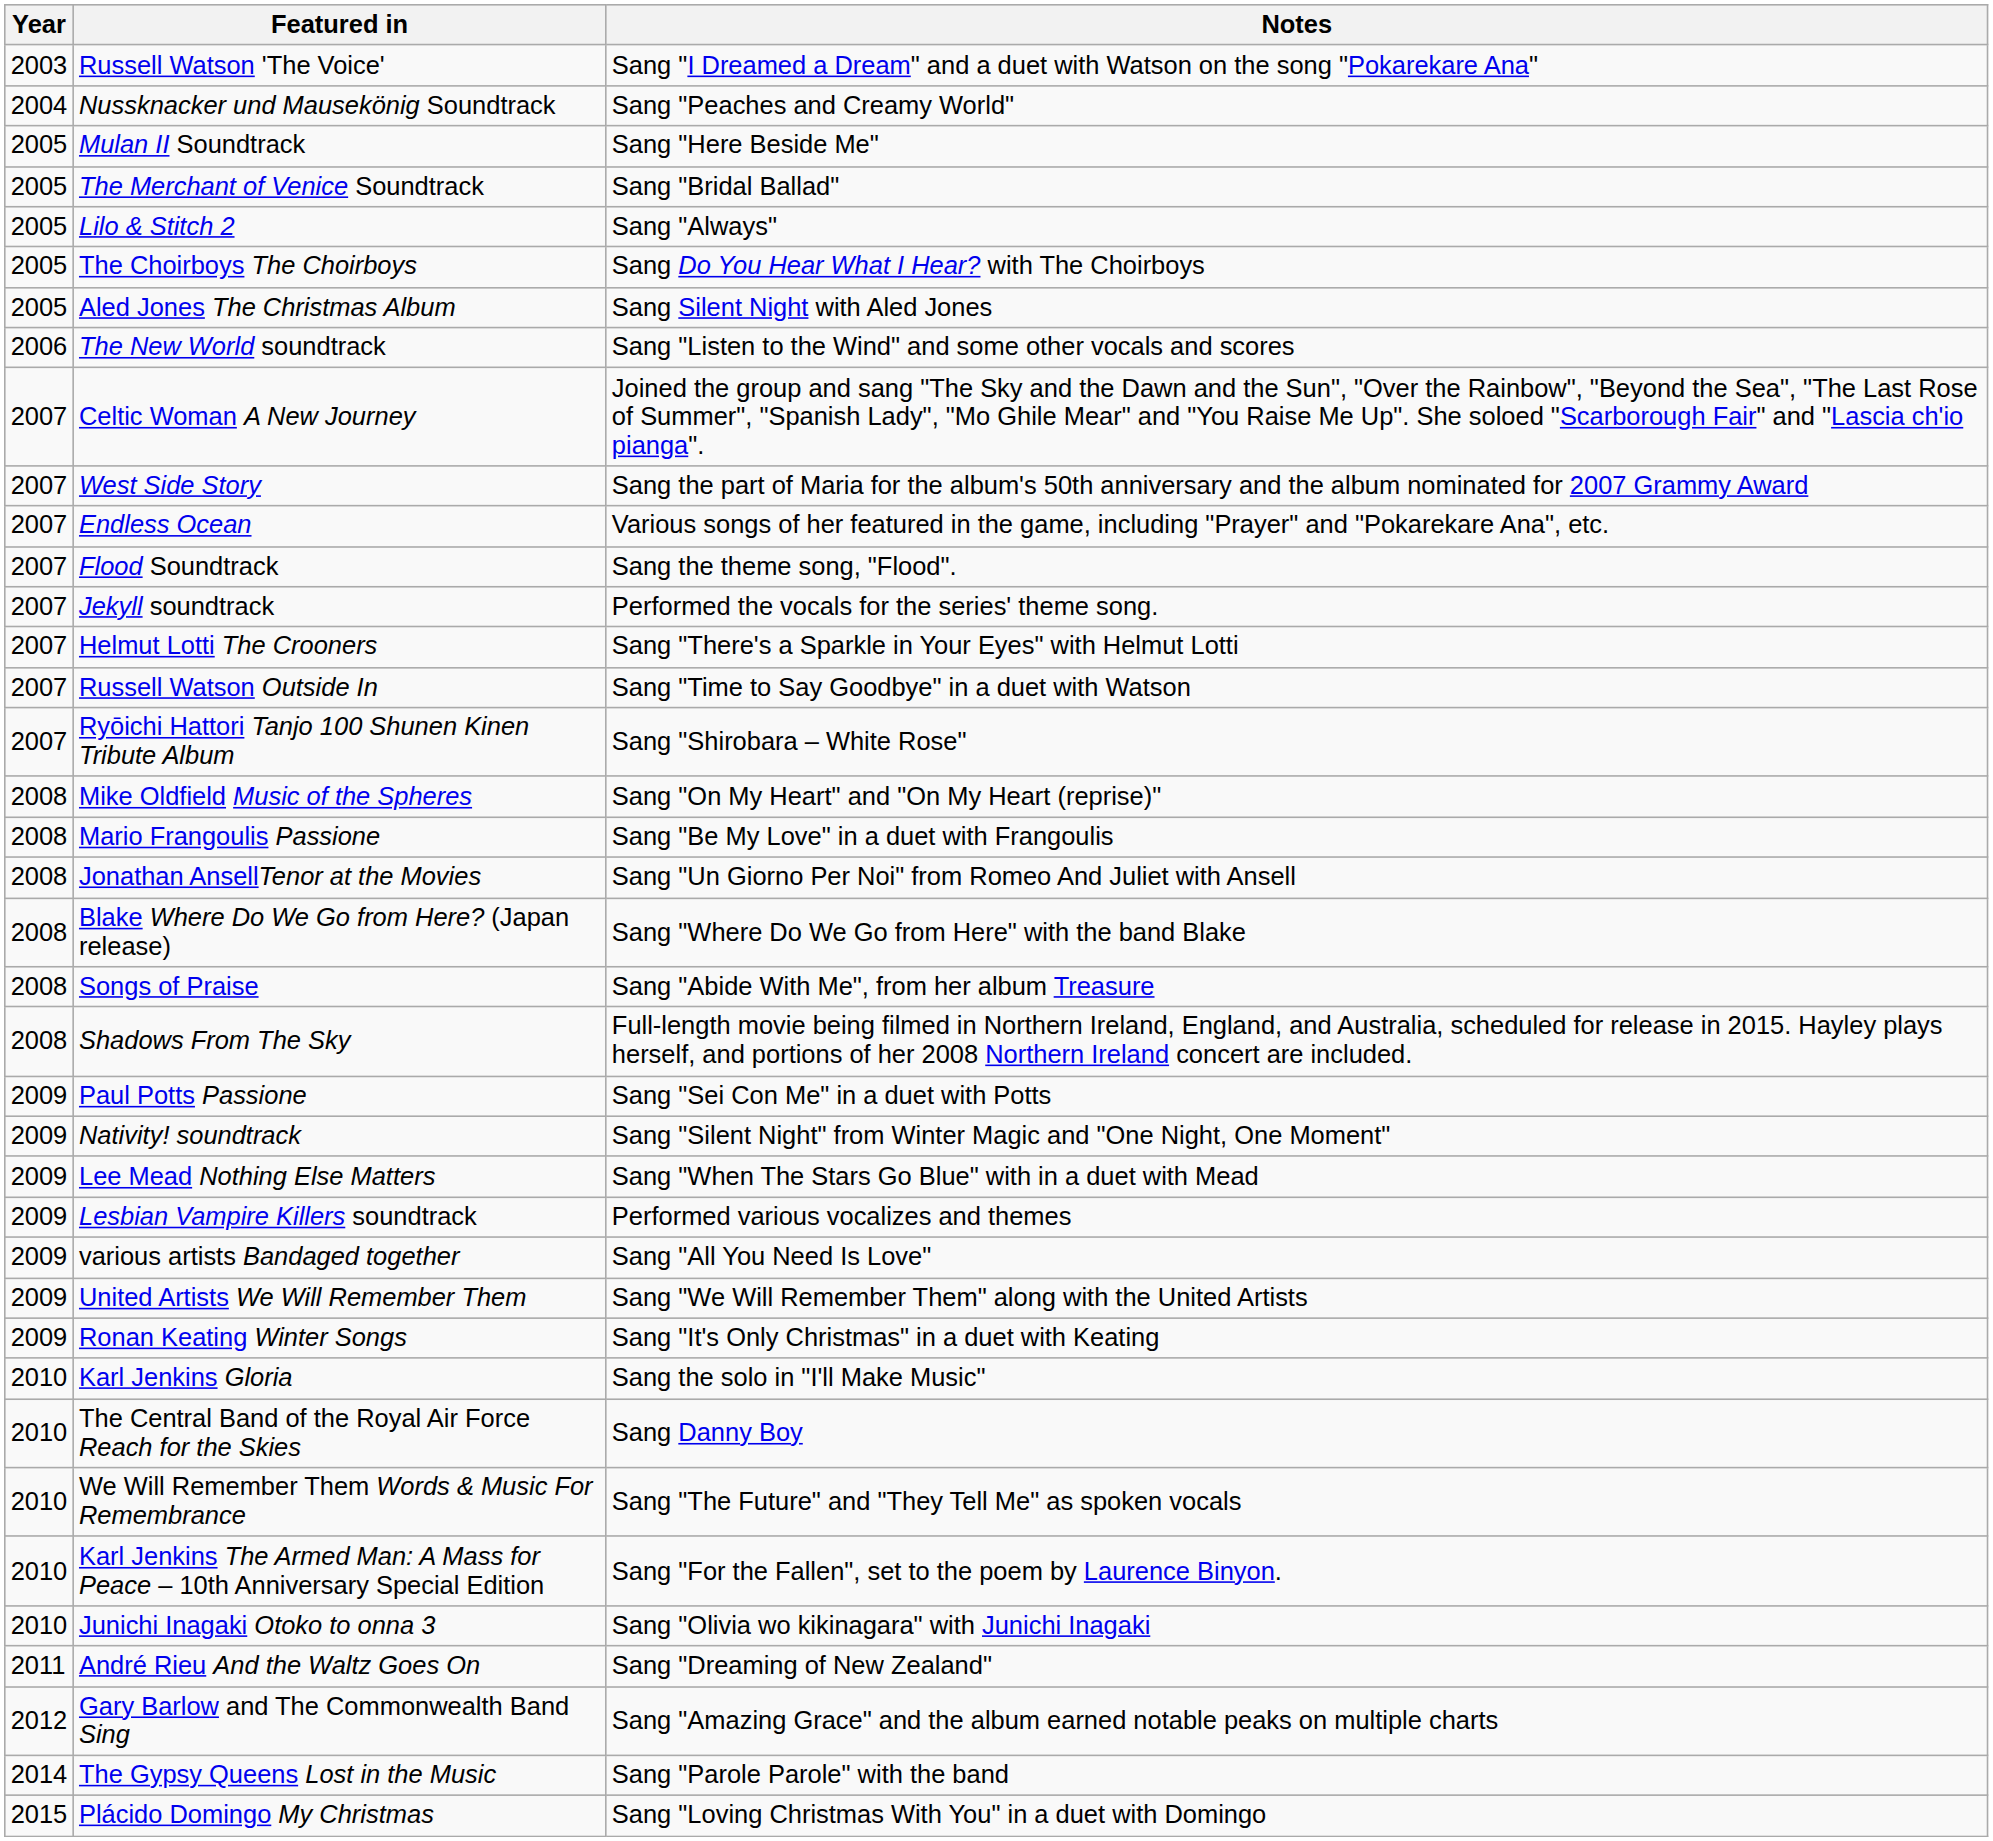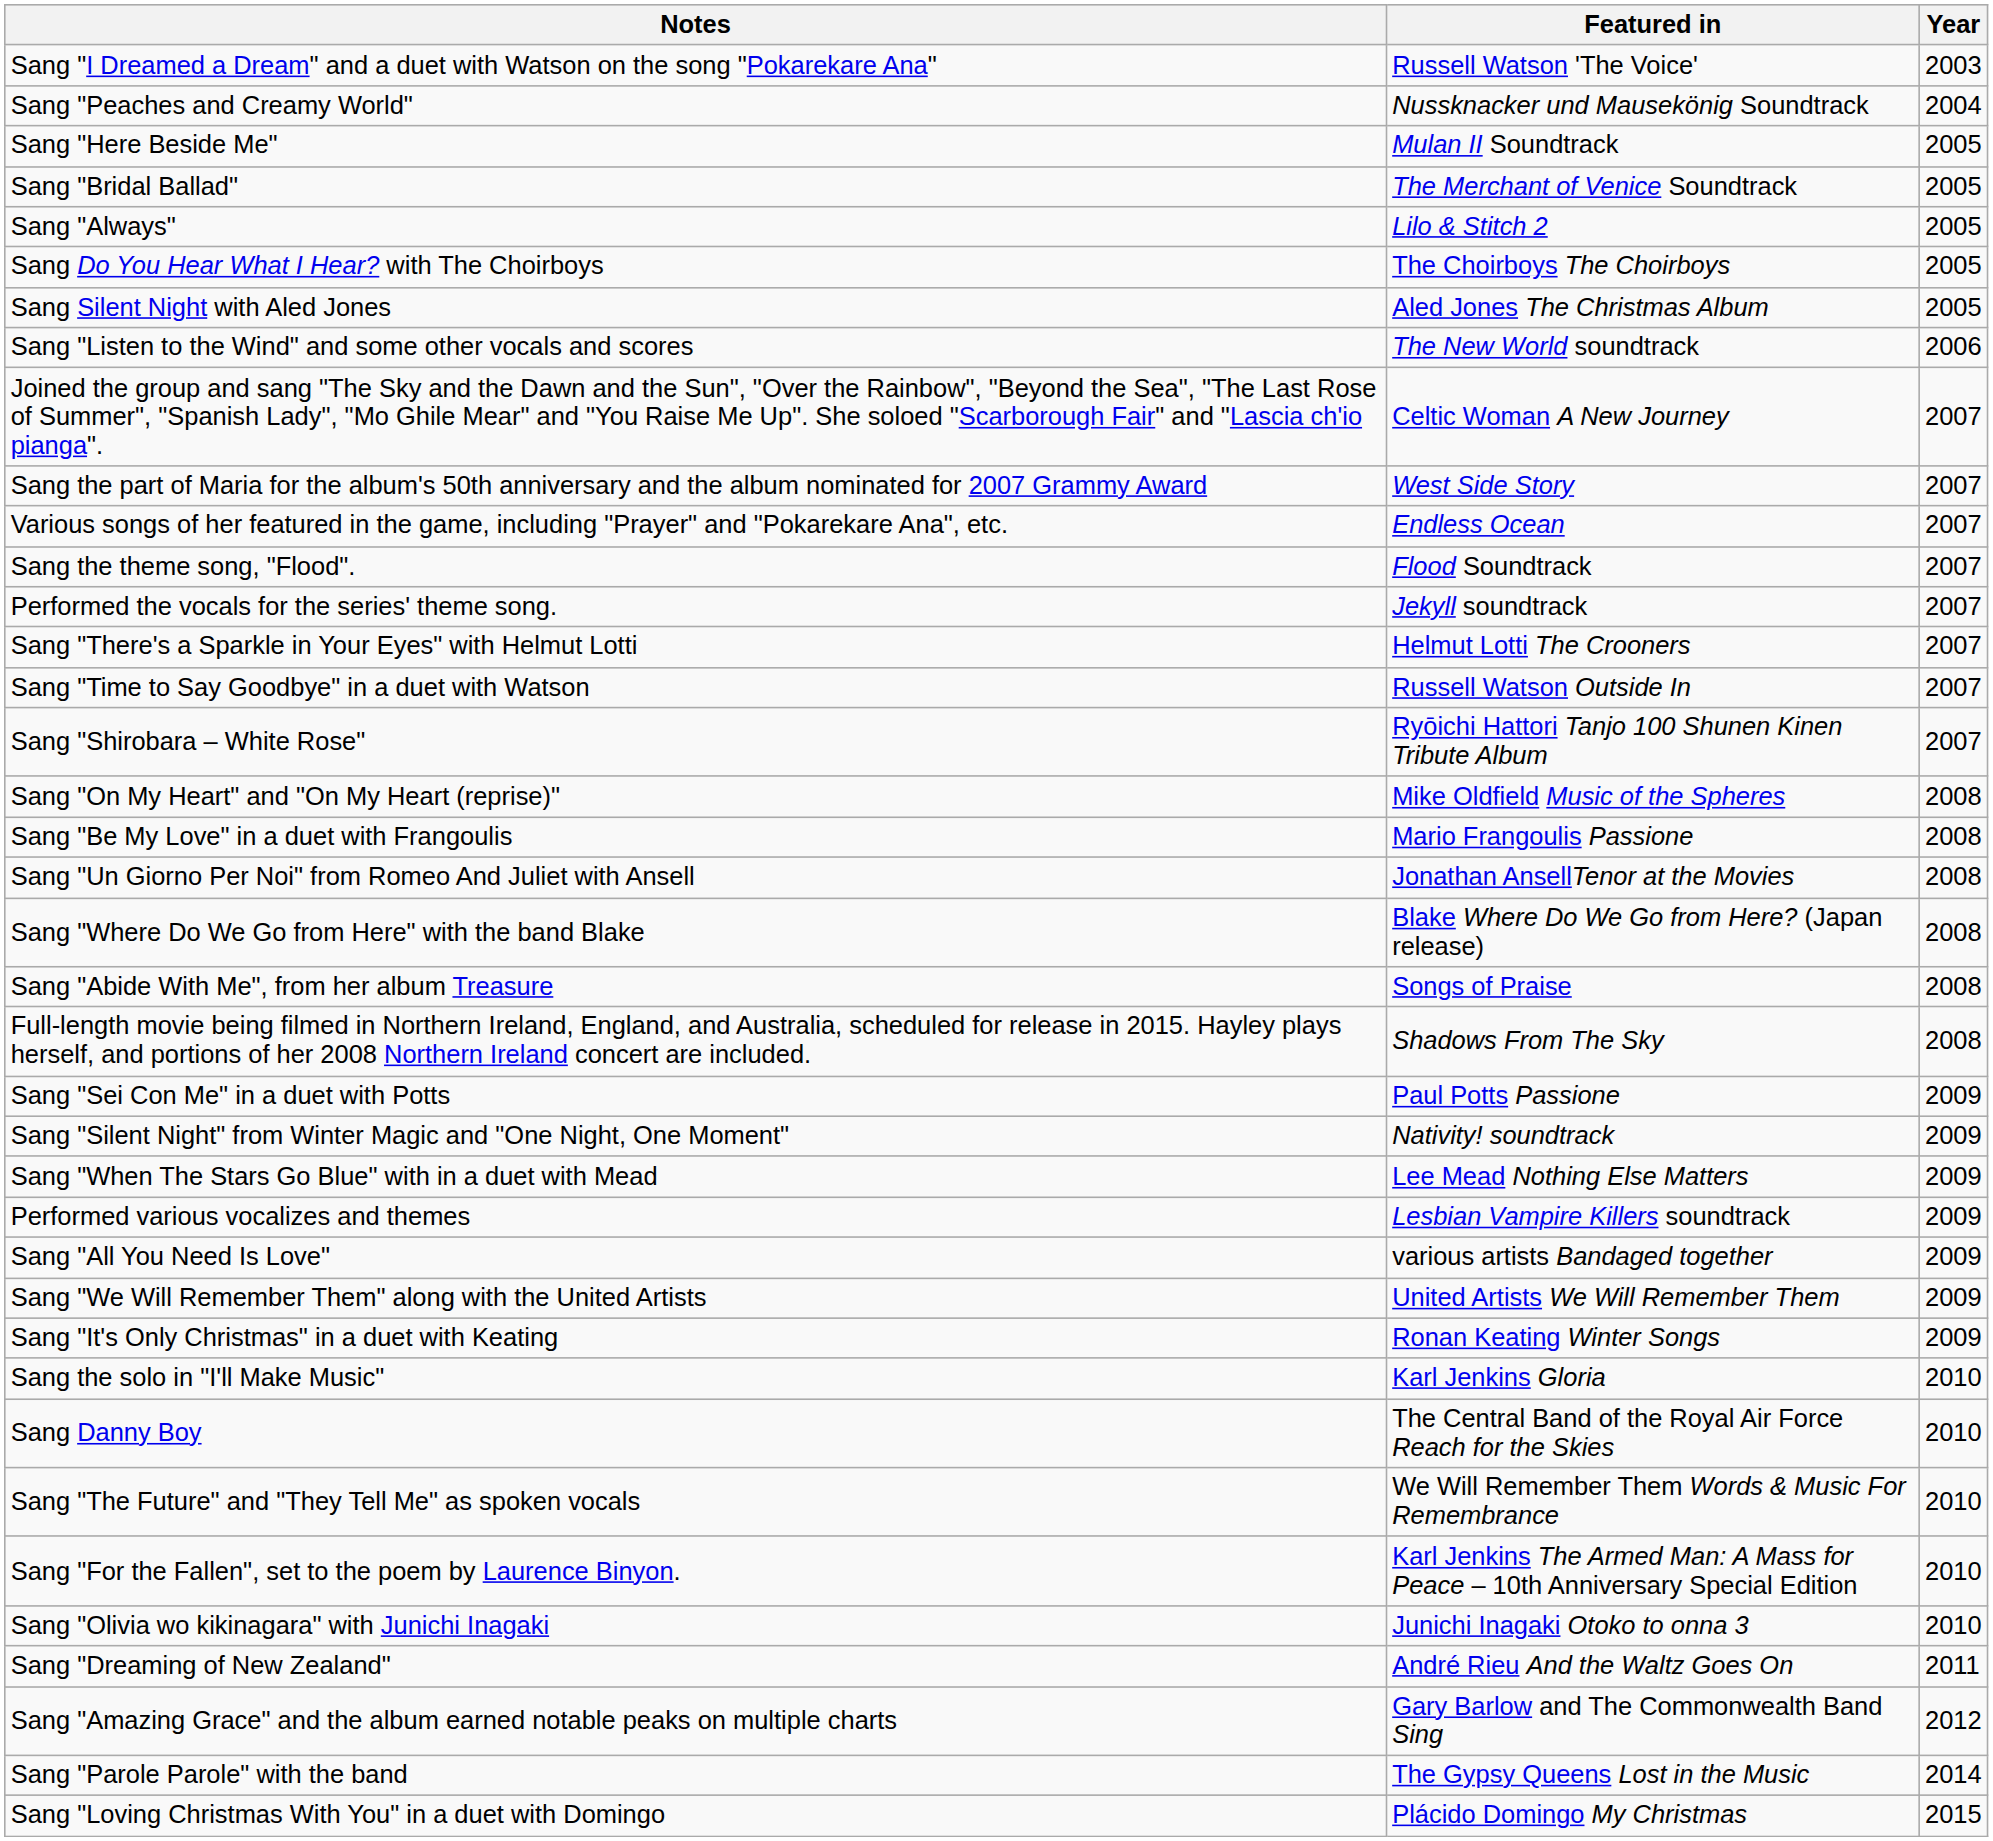columns swapped: (39, 24) <-> (1297, 24)
